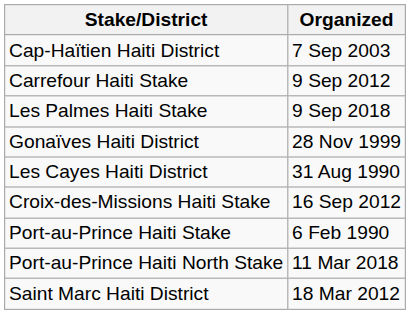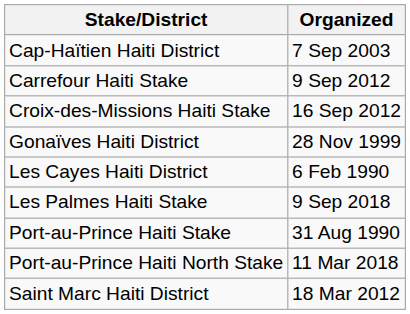rows swapped: (140, 202) <-> (108, 111)
(346, 171) 31 Aug 1990 -> (341, 171) 6 Feb 1990
(341, 232) 6 Feb 1990 -> (346, 232) 31 Aug 1990
